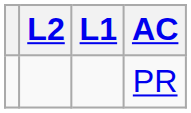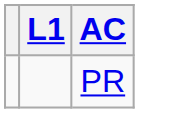- column: (46, 30)
